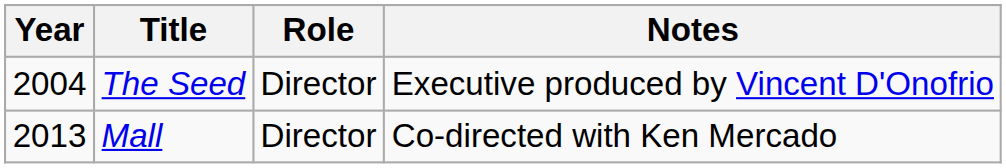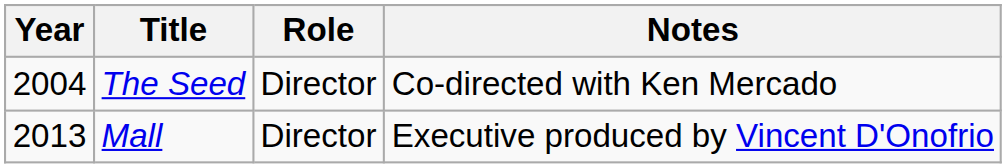(693, 83) Executive produced by Vincent D'Onofrio -> (614, 83) Co-directed with Ken Mercado
(614, 135) Co-directed with Ken Mercado -> (693, 135) Executive produced by Vincent D'Onofrio
